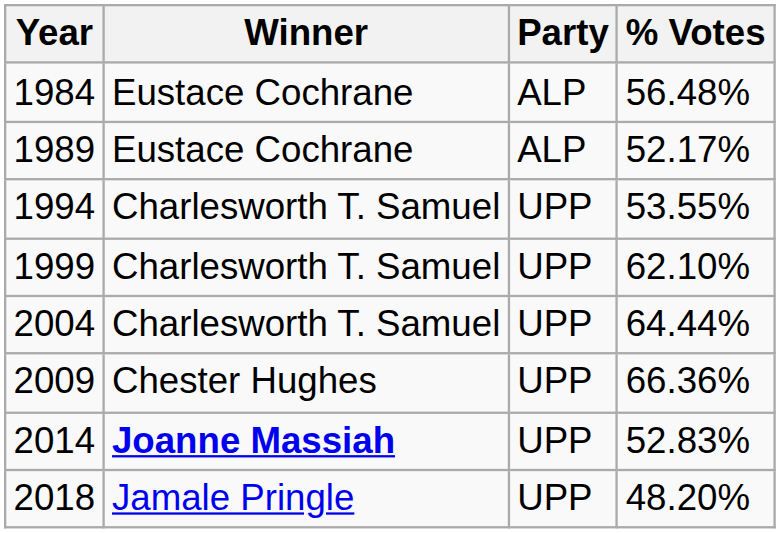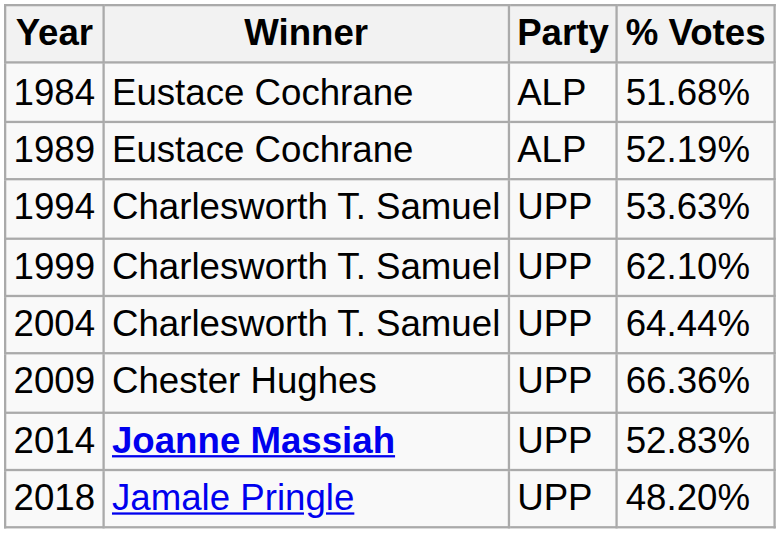(688, 91) 56.48% -> (688, 91) 51.68%
(688, 149) 52.17% -> (688, 149) 52.19%
(688, 207) 53.55% -> (688, 207) 53.63%
